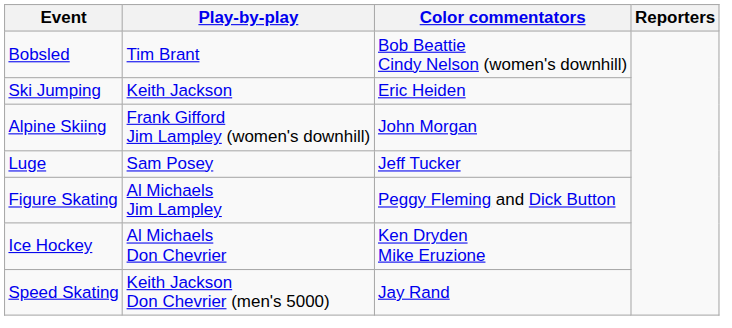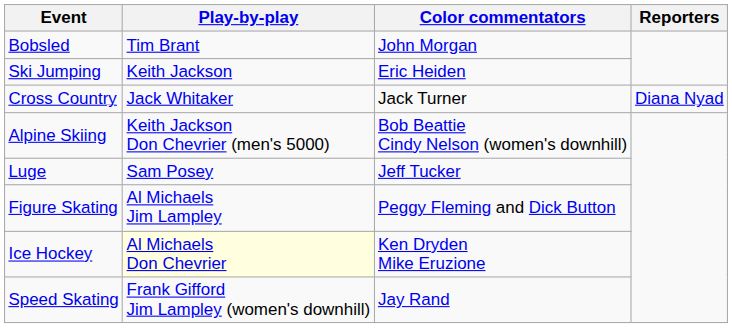(503, 54) Bob Beattie Cindy Nelson (women's downhill) -> (427, 44) John Morgan
+ row: (63, 98)
(248, 127) Frank Gifford Jim Lampley (women's downhill) -> (228, 135) Keith Jackson Don Chevrier (men's 5000)
(427, 127) John Morgan -> (503, 135) Bob Beattie Cindy Nelson (women's downhill)
(177, 246) no background -> (177, 253) lightyellow background
(228, 292) Keith Jackson Don Chevrier (men's 5000) -> (248, 299) Frank Gifford Jim Lampley (women's downhill)
